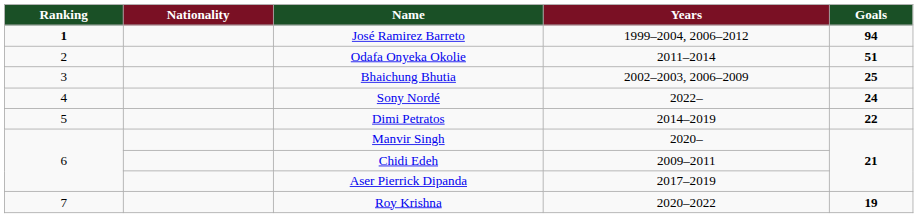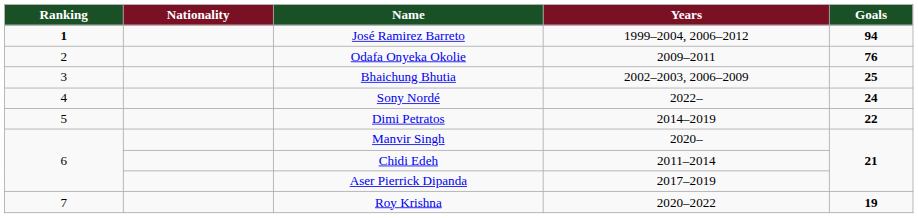(686, 56) 2011–2014 -> (686, 56) 2009–2011
(871, 56) 51 -> (871, 56) 76
(686, 160) 2009–2011 -> (686, 160) 2011–2014
